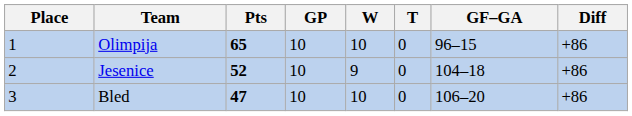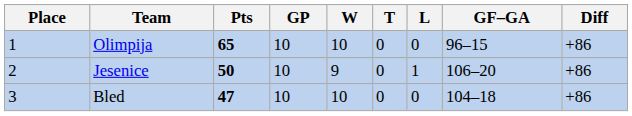+ column: (425, 17)
(239, 70) 52 -> (226, 70) 50
(460, 70) 104–18 -> (471, 70) 106–20
(460, 96) 106–20 -> (471, 96) 104–18
